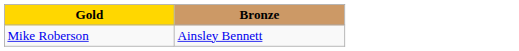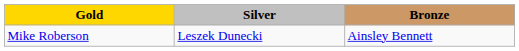+ column: (259, 14)
